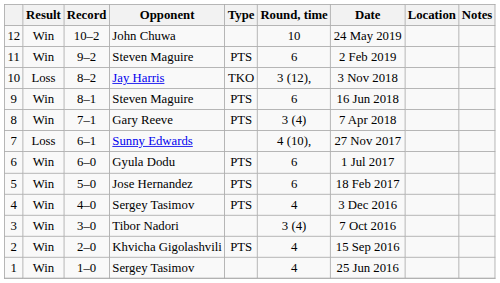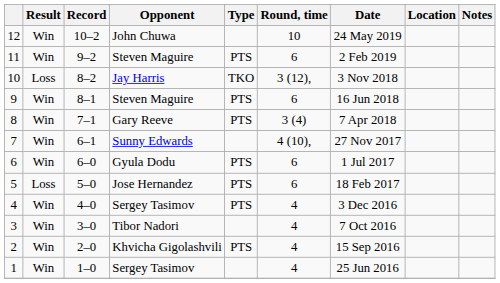(43, 141) Loss -> (43, 141) Win
(43, 183) Win -> (43, 183) Loss
(294, 225) 3 (4) -> (294, 225) 4
